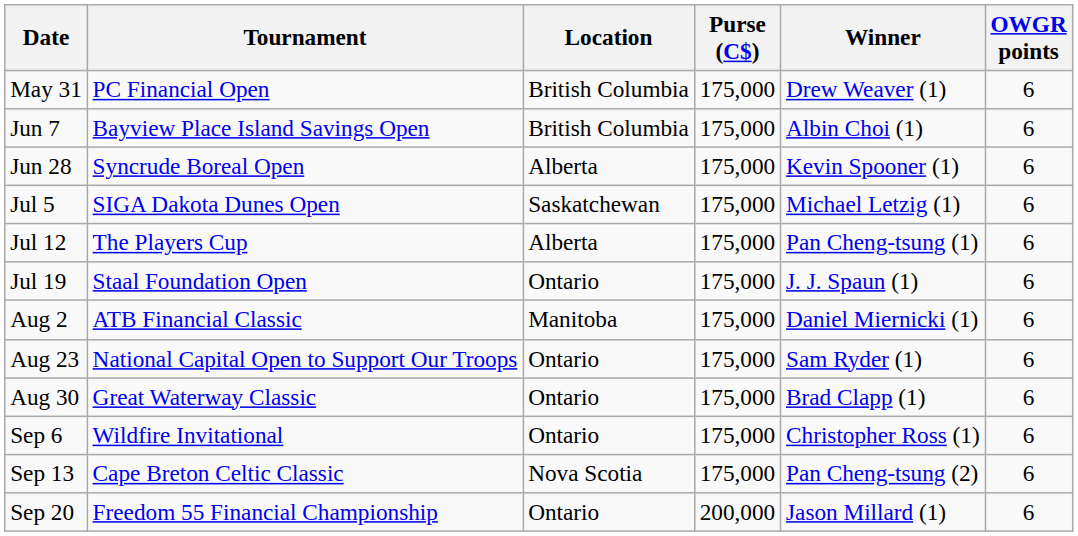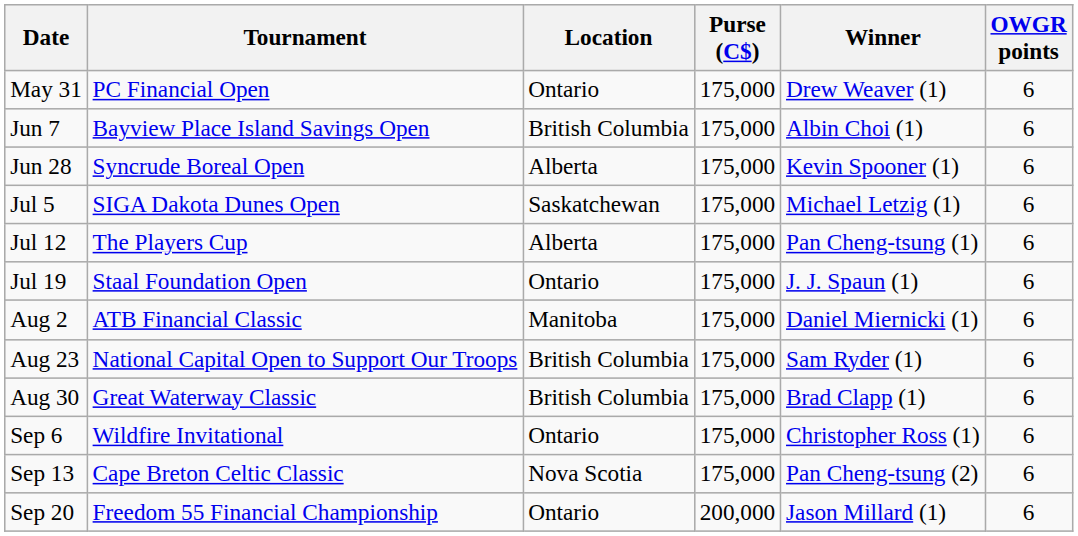(609, 89) British Columbia -> (564, 89) Ontario
(564, 358) Ontario -> (609, 358) British Columbia
(564, 396) Ontario -> (609, 396) British Columbia
